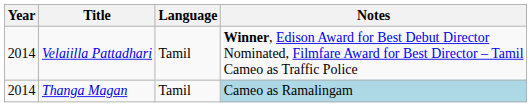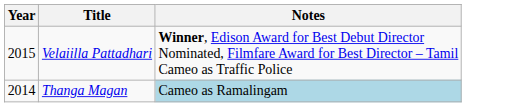- column: (188, 15)
(22, 53) 2014 -> (22, 53) 2015
